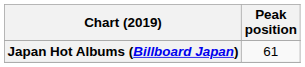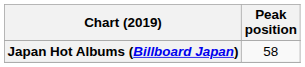(271, 51) 61 -> (271, 51) 58
